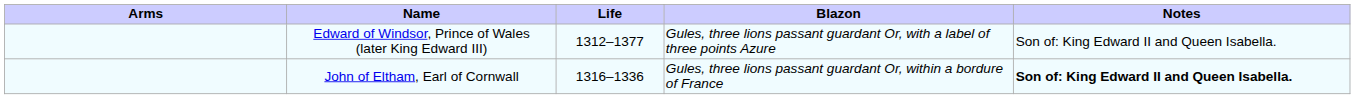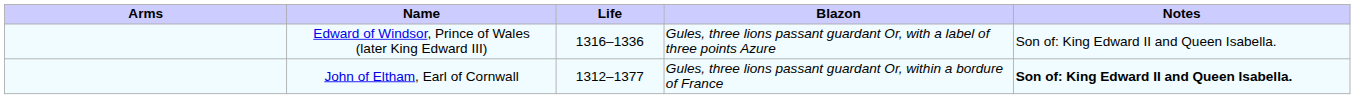(610, 41) 1312–1377 -> (610, 41) 1316–1336
(610, 76) 1316–1336 -> (610, 76) 1312–1377
